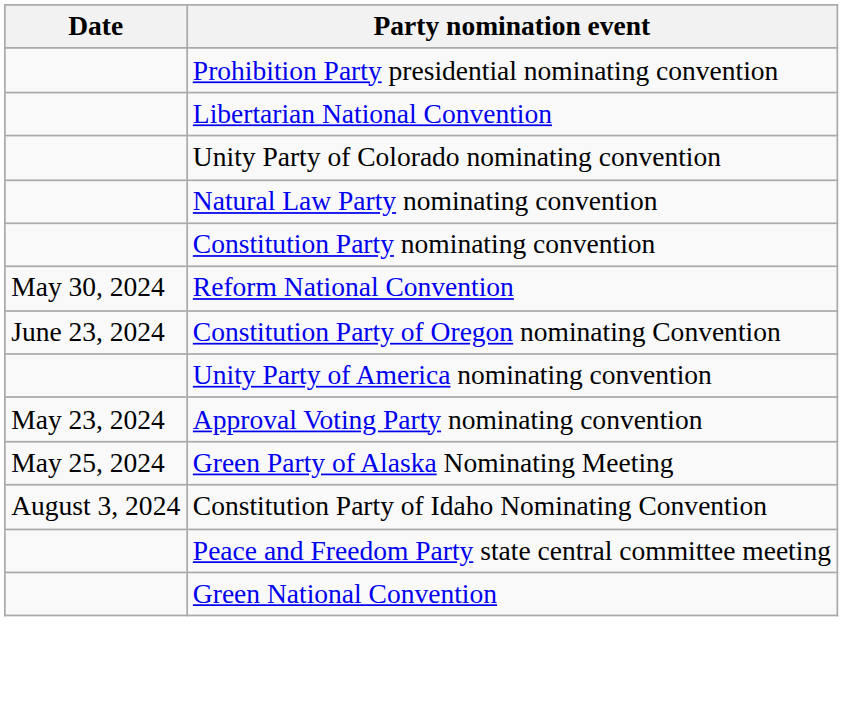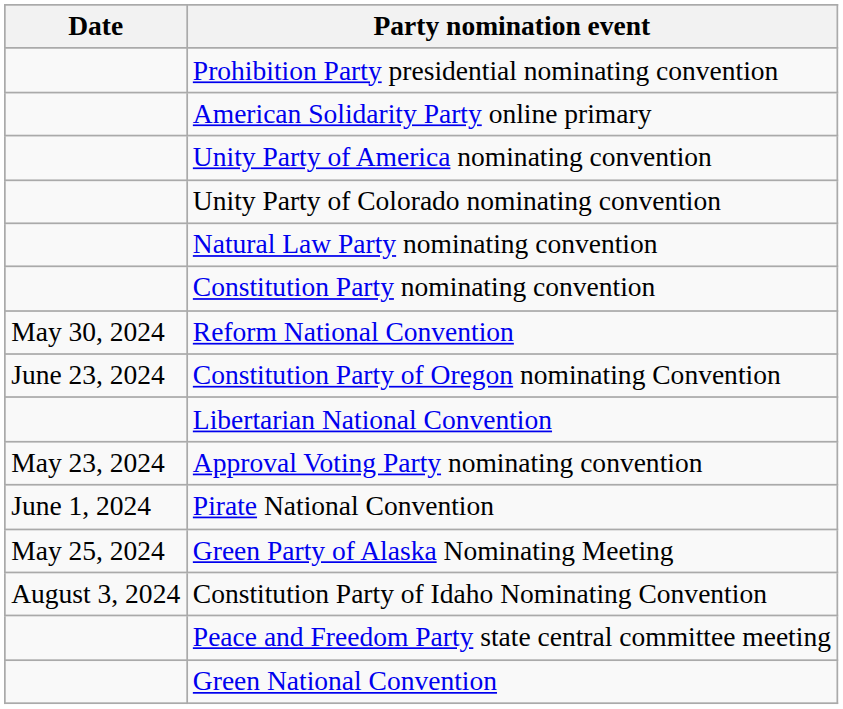+ row: (422, 113)
rows swapped: (452, 375) <-> (372, 113)
+ row: (343, 506)
